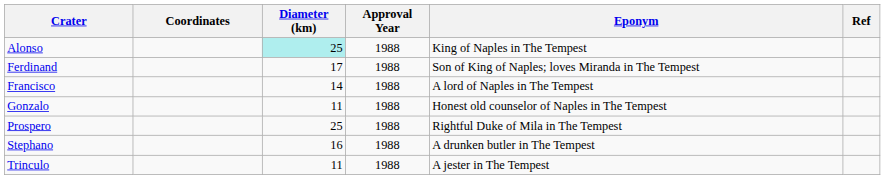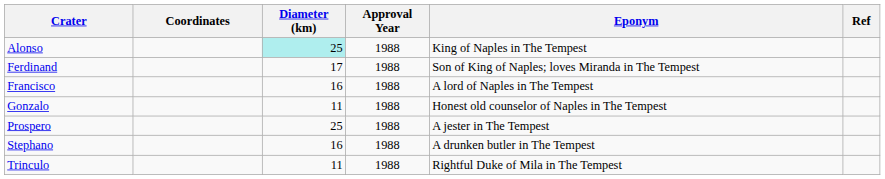(336, 86) 14 -> (336, 86) 16
(527, 125) Rightful Duke of Mila in The Tempest -> (491, 125) A jester in The Tempest
(491, 164) A jester in The Tempest -> (527, 164) Rightful Duke of Mila in The Tempest
